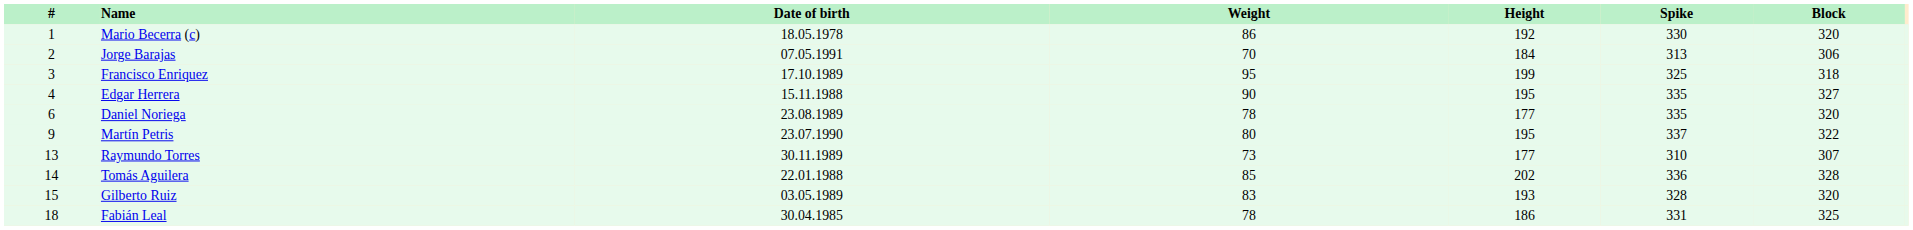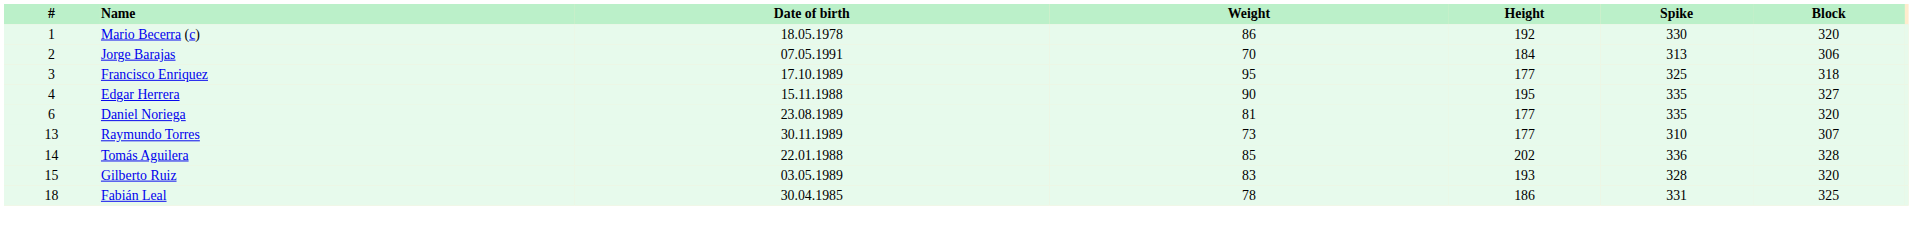(1525, 74) 199 -> (1525, 74) 177
(1249, 114) 78 -> (1249, 114) 81
- row: (137, 135)
